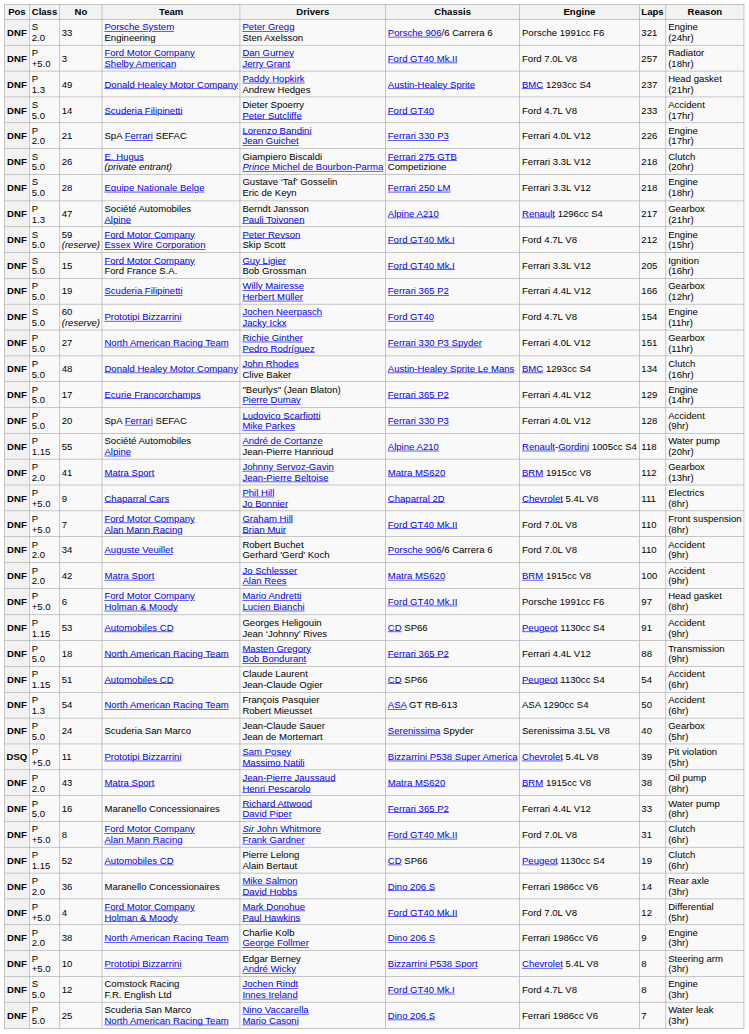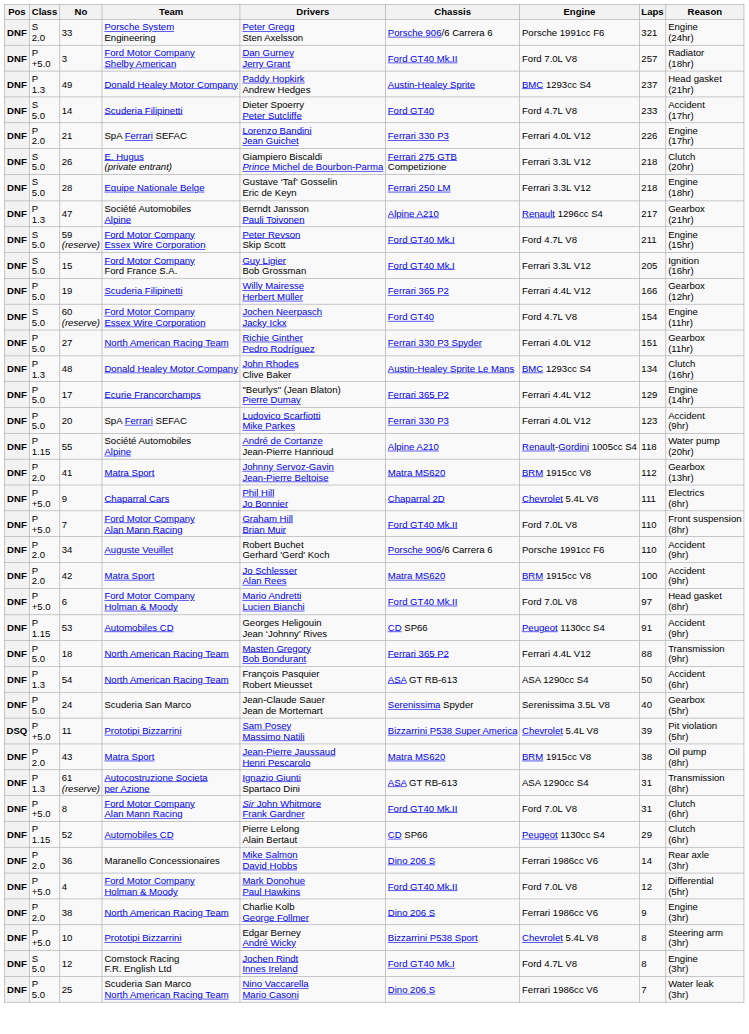(649, 240) 212 -> (649, 240) 211
(143, 317) Prototipi Bizzarrini -> (155, 317) Ford Motor Company Essex Wire Corporation
(38, 369) P 5.0 -> (38, 369) P 1.3
(649, 421) 128 -> (649, 421) 123
(549, 550) Ford 7.0L V8 -> (563, 550) Porsche 1991cc F6
(563, 602) Porsche 1991cc F6 -> (549, 602) Ford 7.0L V8
- row: (67, 679)
- row: (67, 809)
+ row: (81, 783)
(647, 860) 19 -> (647, 835) 29
